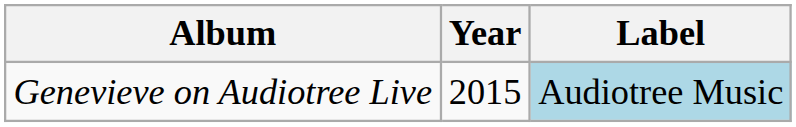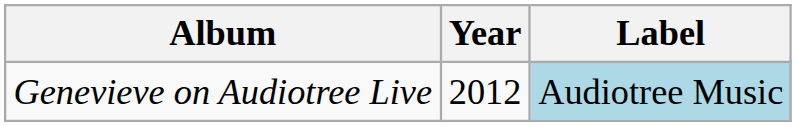(485, 90) 2015 -> (485, 90) 2012
